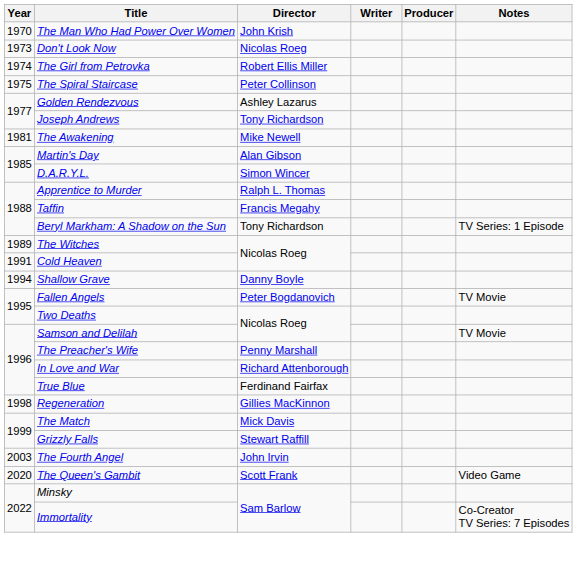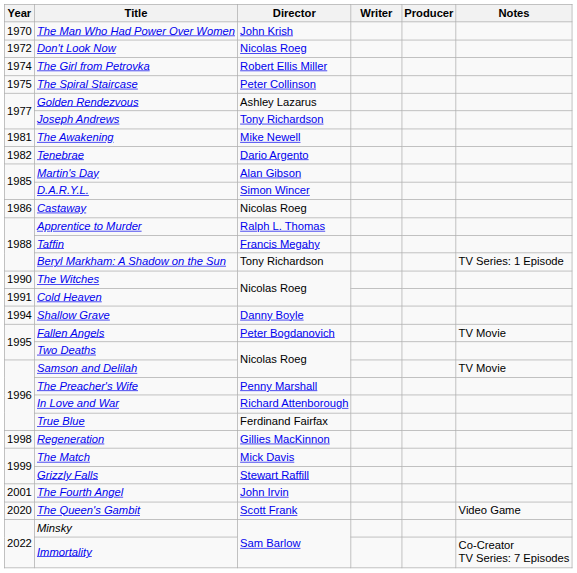(19, 48) 1973 -> (19, 48) 1972
+ row: (60, 155)
+ row: (62, 208)
(19, 244) 1989 -> (19, 279) 1990
(19, 457) 2003 -> (19, 492) 2001
